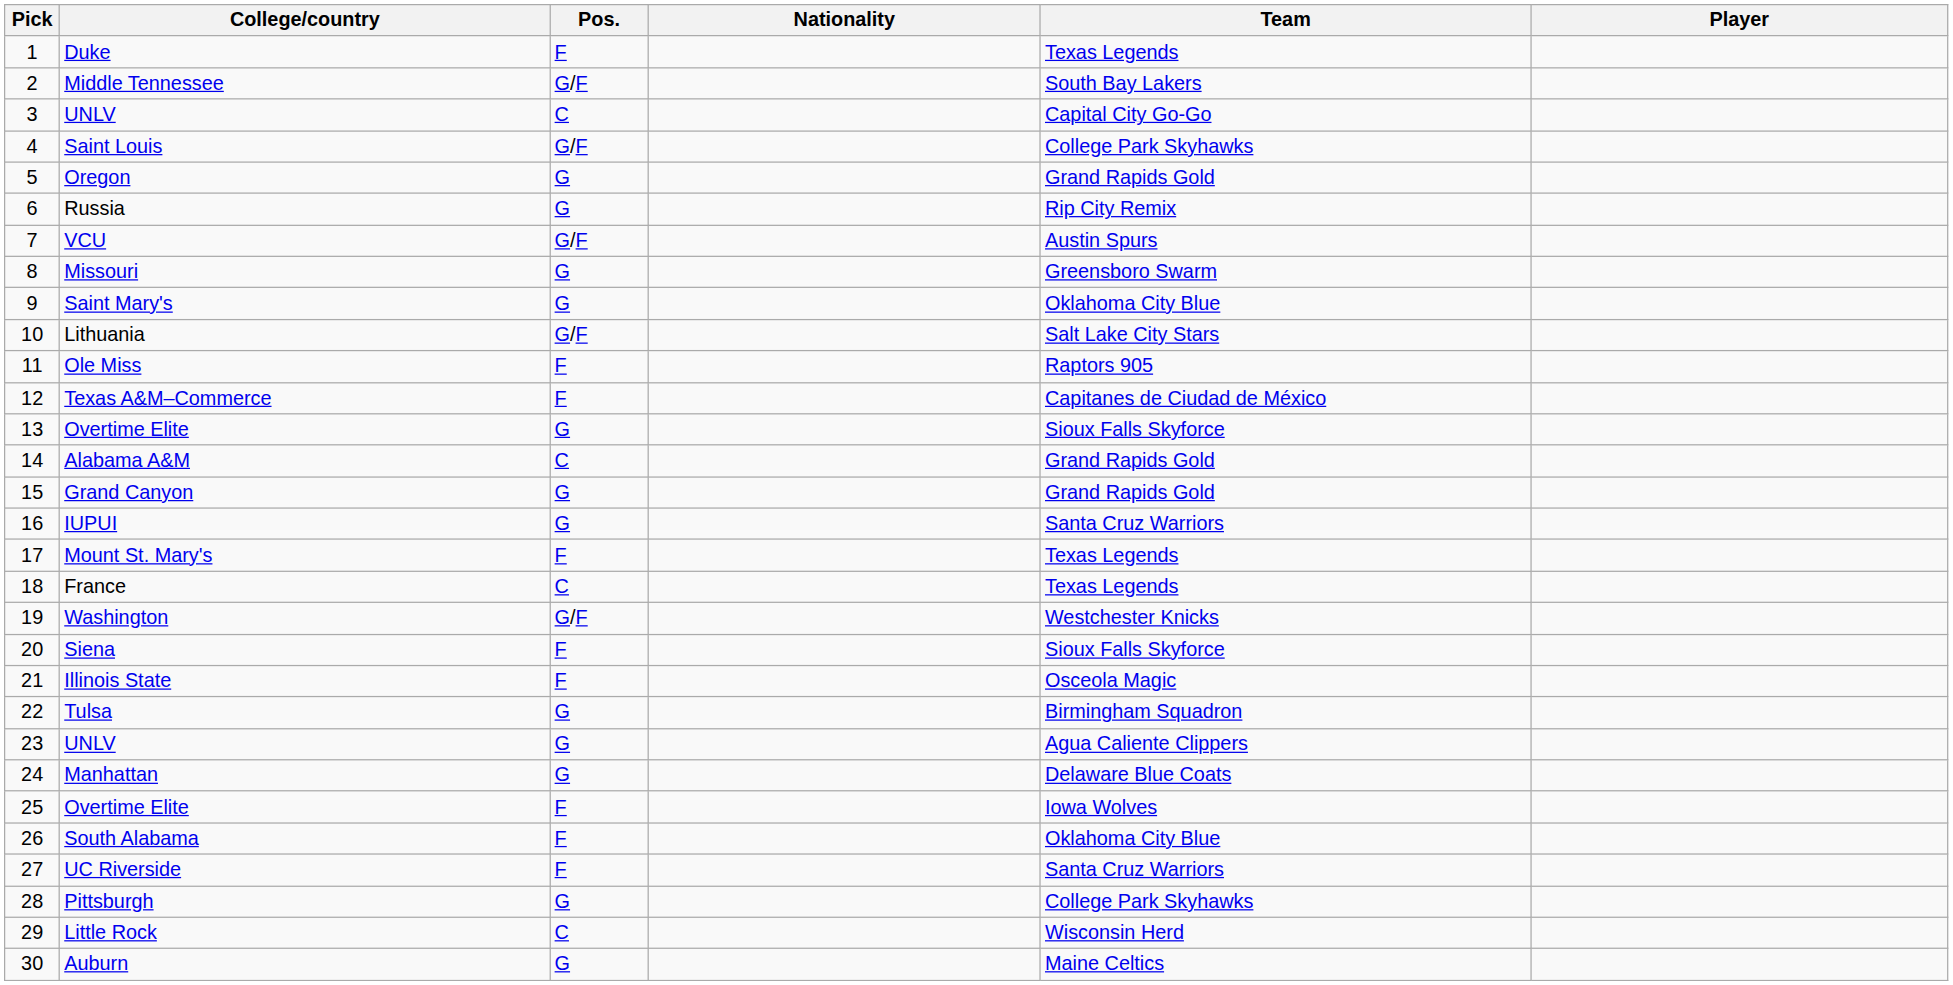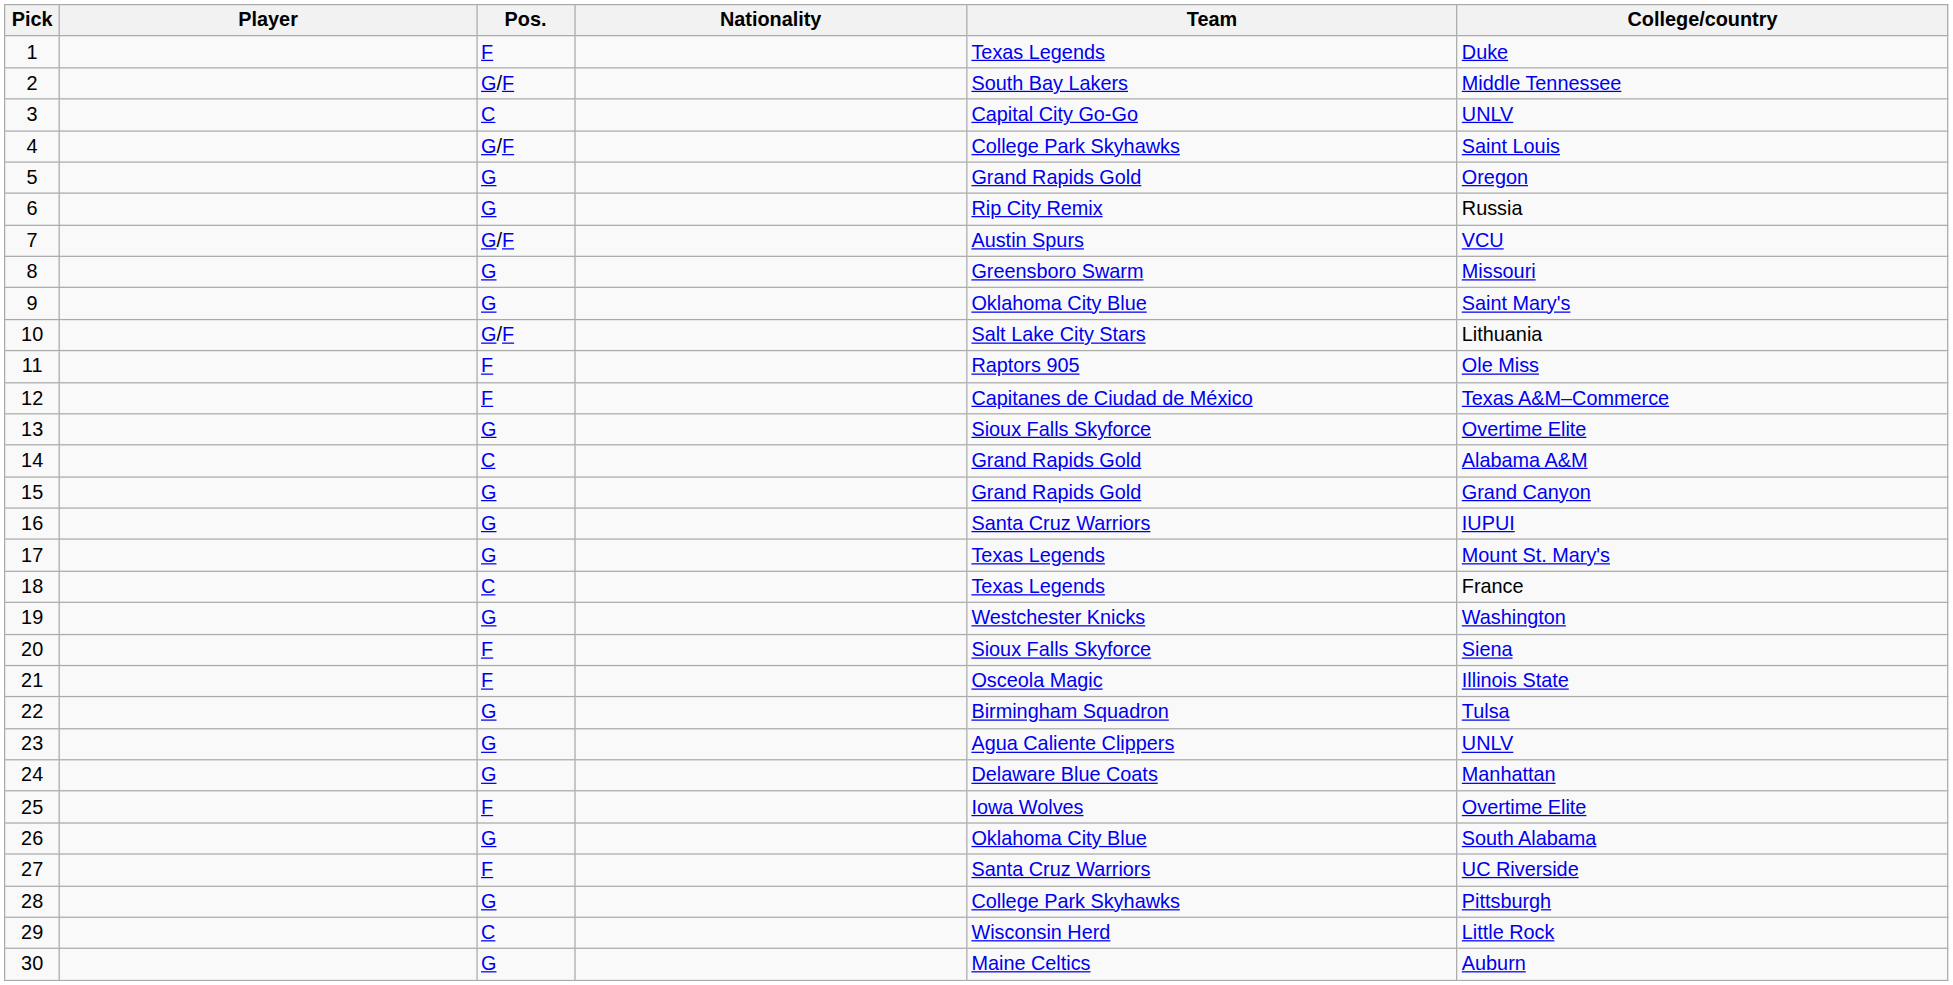columns swapped: (1739, 20) <-> (305, 20)
(561, 555) F -> (489, 555) G
(571, 618) G/F -> (489, 618) G
(561, 838) F -> (489, 838) G
